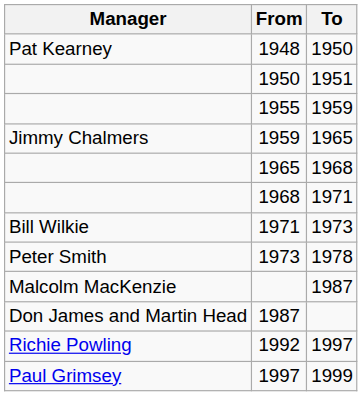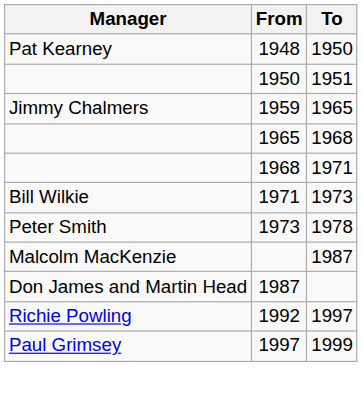- row: (279, 108)
